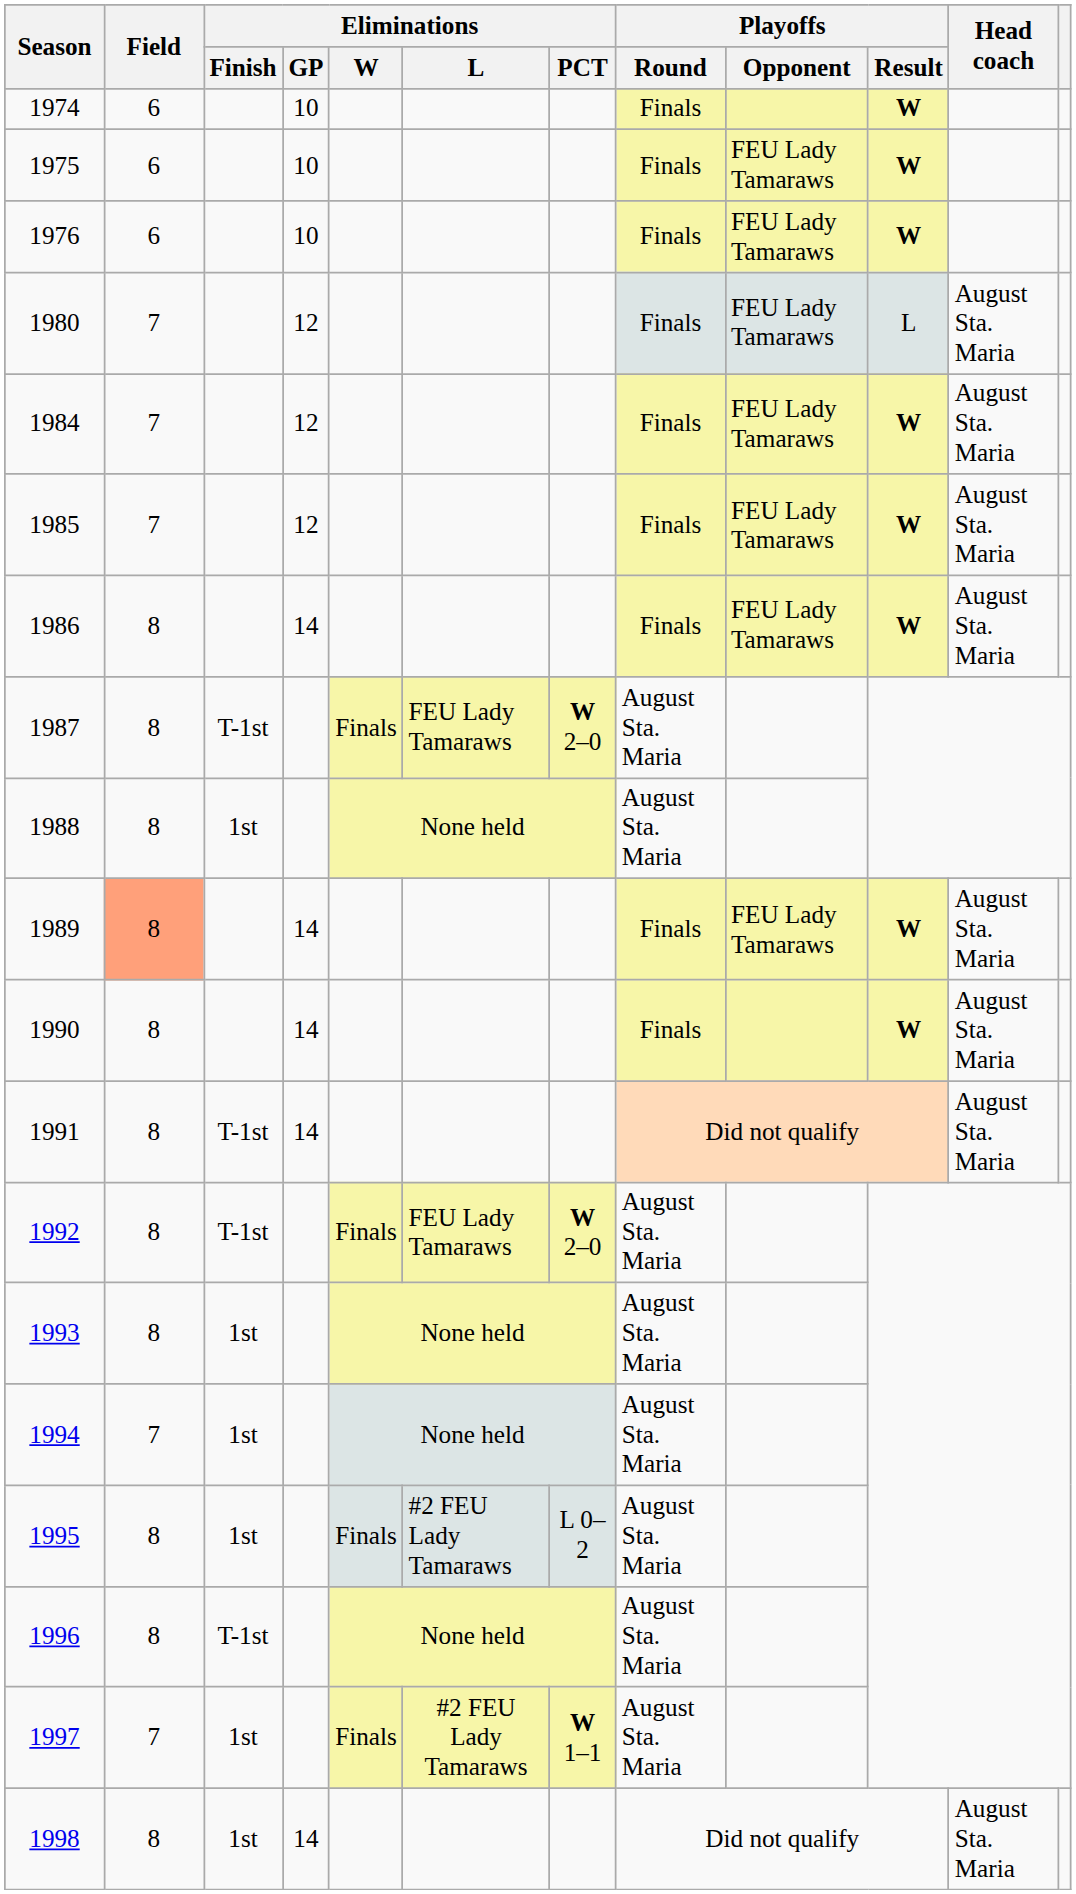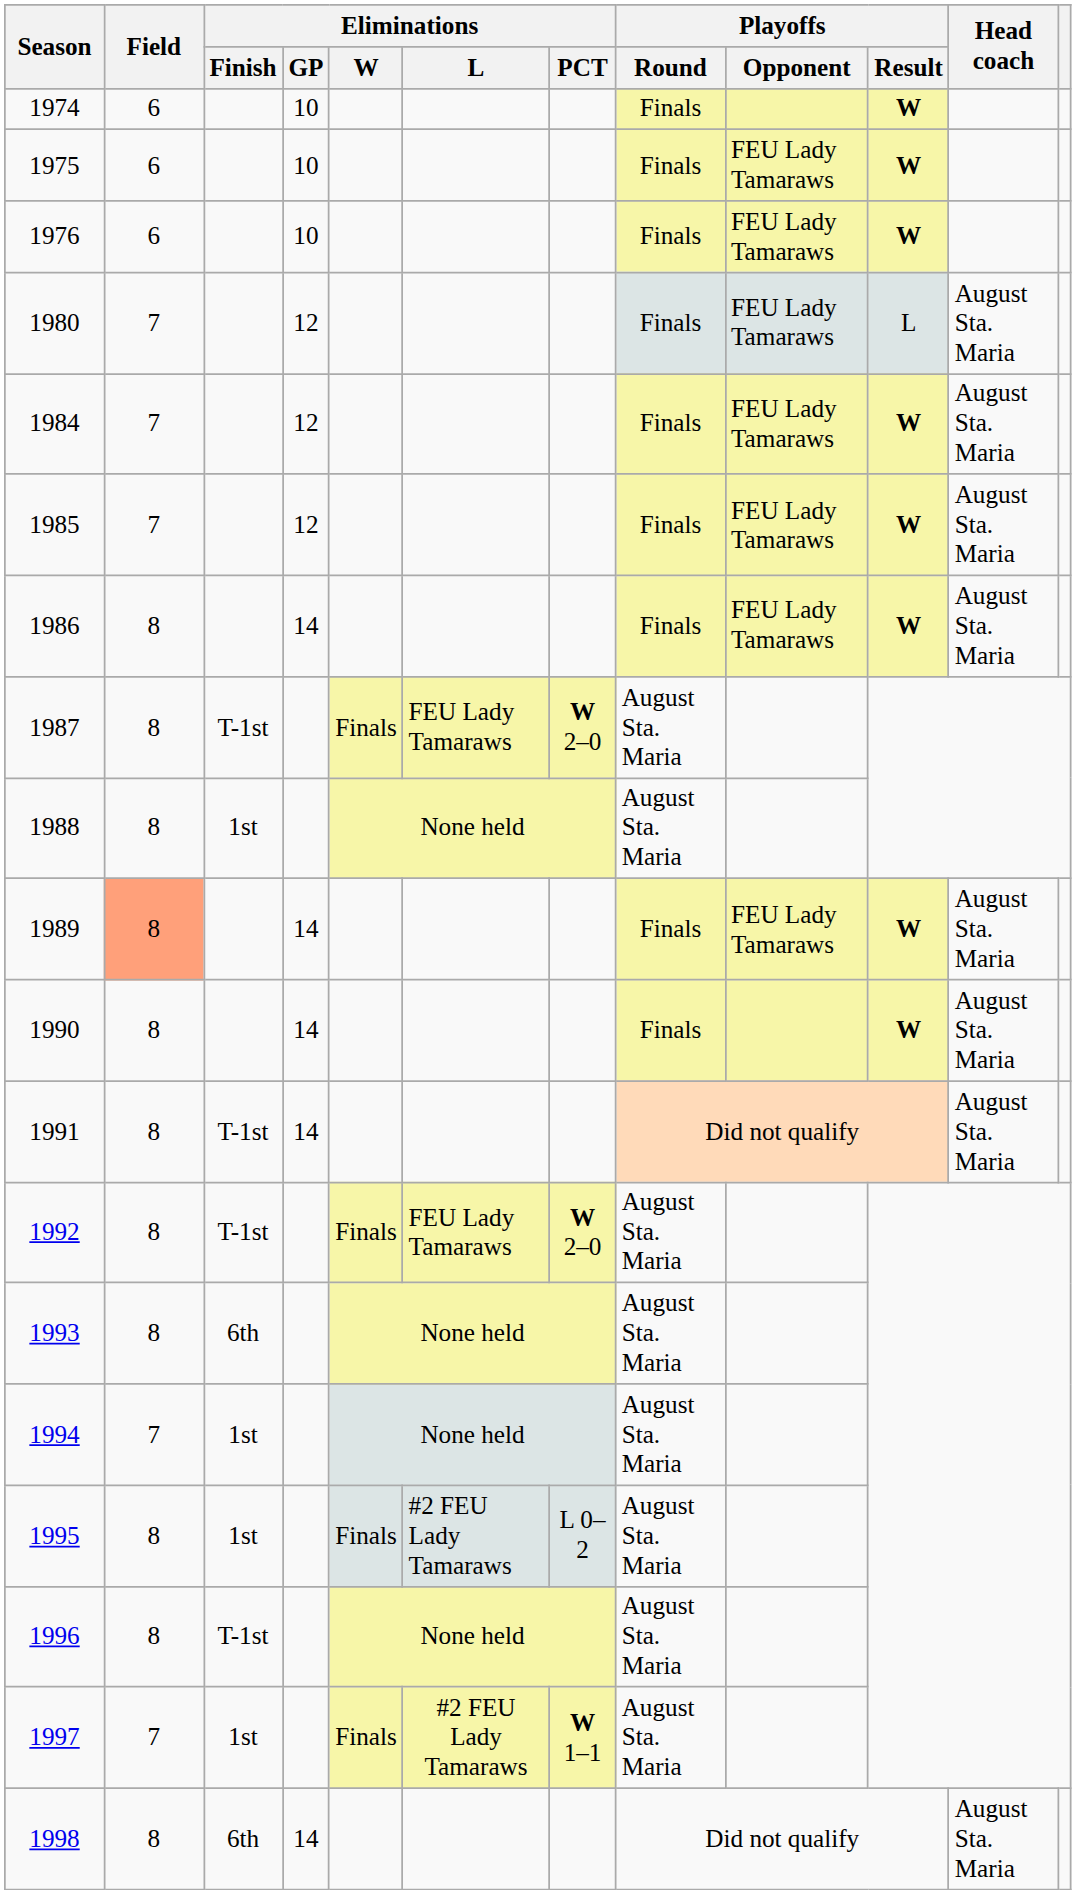(243, 1333) 1st -> (243, 1333) 6th
(243, 1838) 1st -> (243, 1838) 6th
